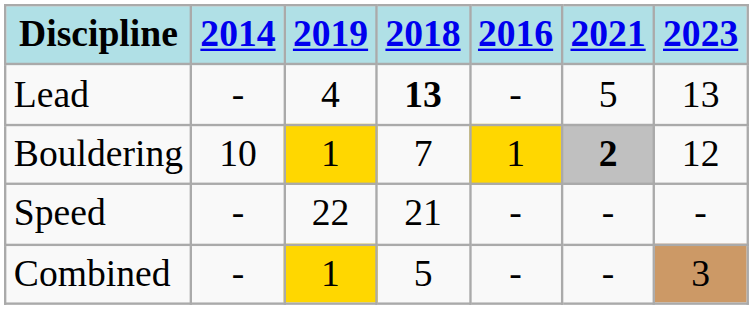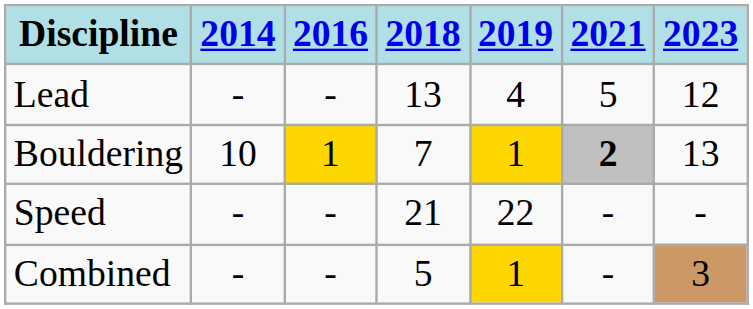columns swapped: (516, 34) <-> (331, 34)
(423, 93) bold -> (423, 93) normal
(701, 93) 13 -> (701, 93) 12
(701, 153) 12 -> (701, 153) 13
